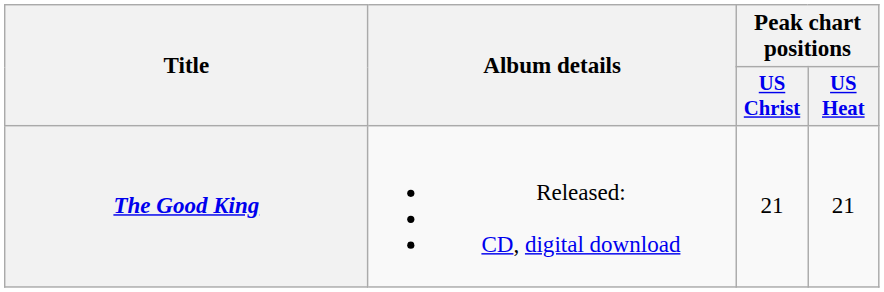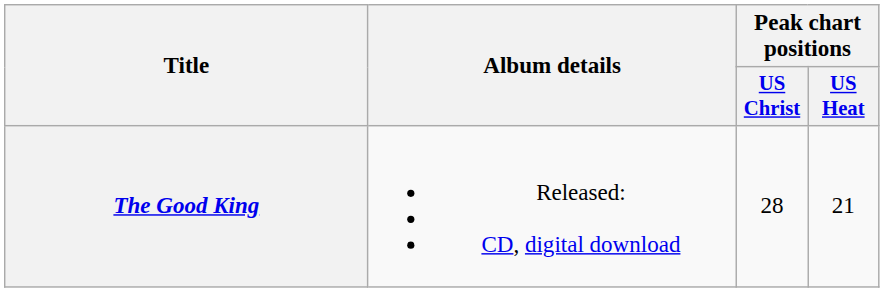(772, 205) 21 -> (772, 205) 28
